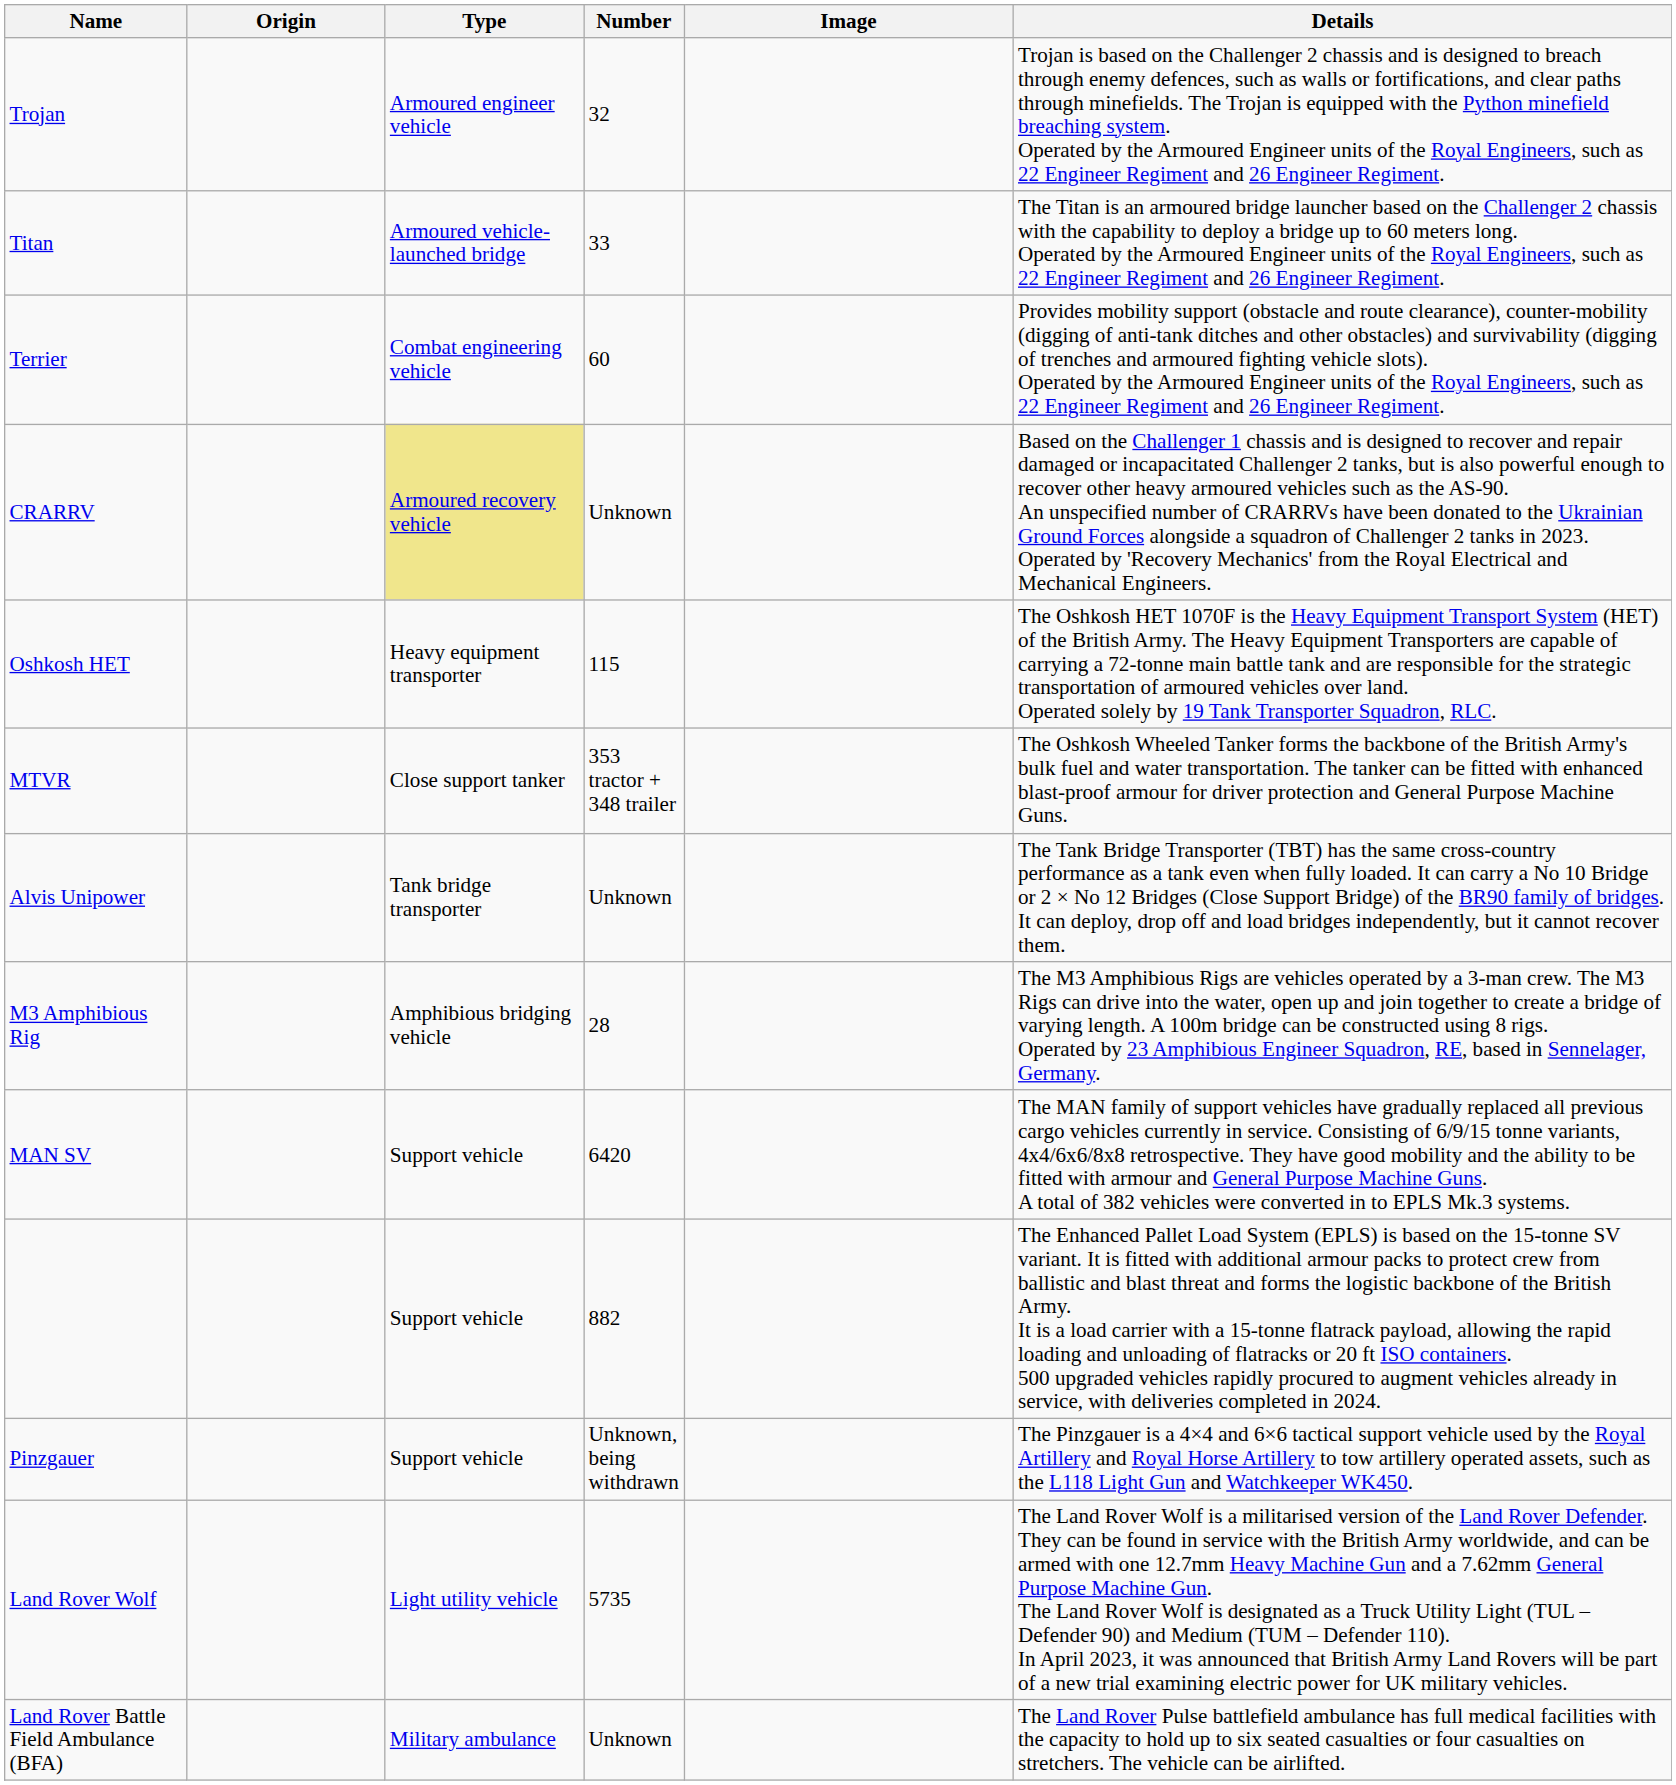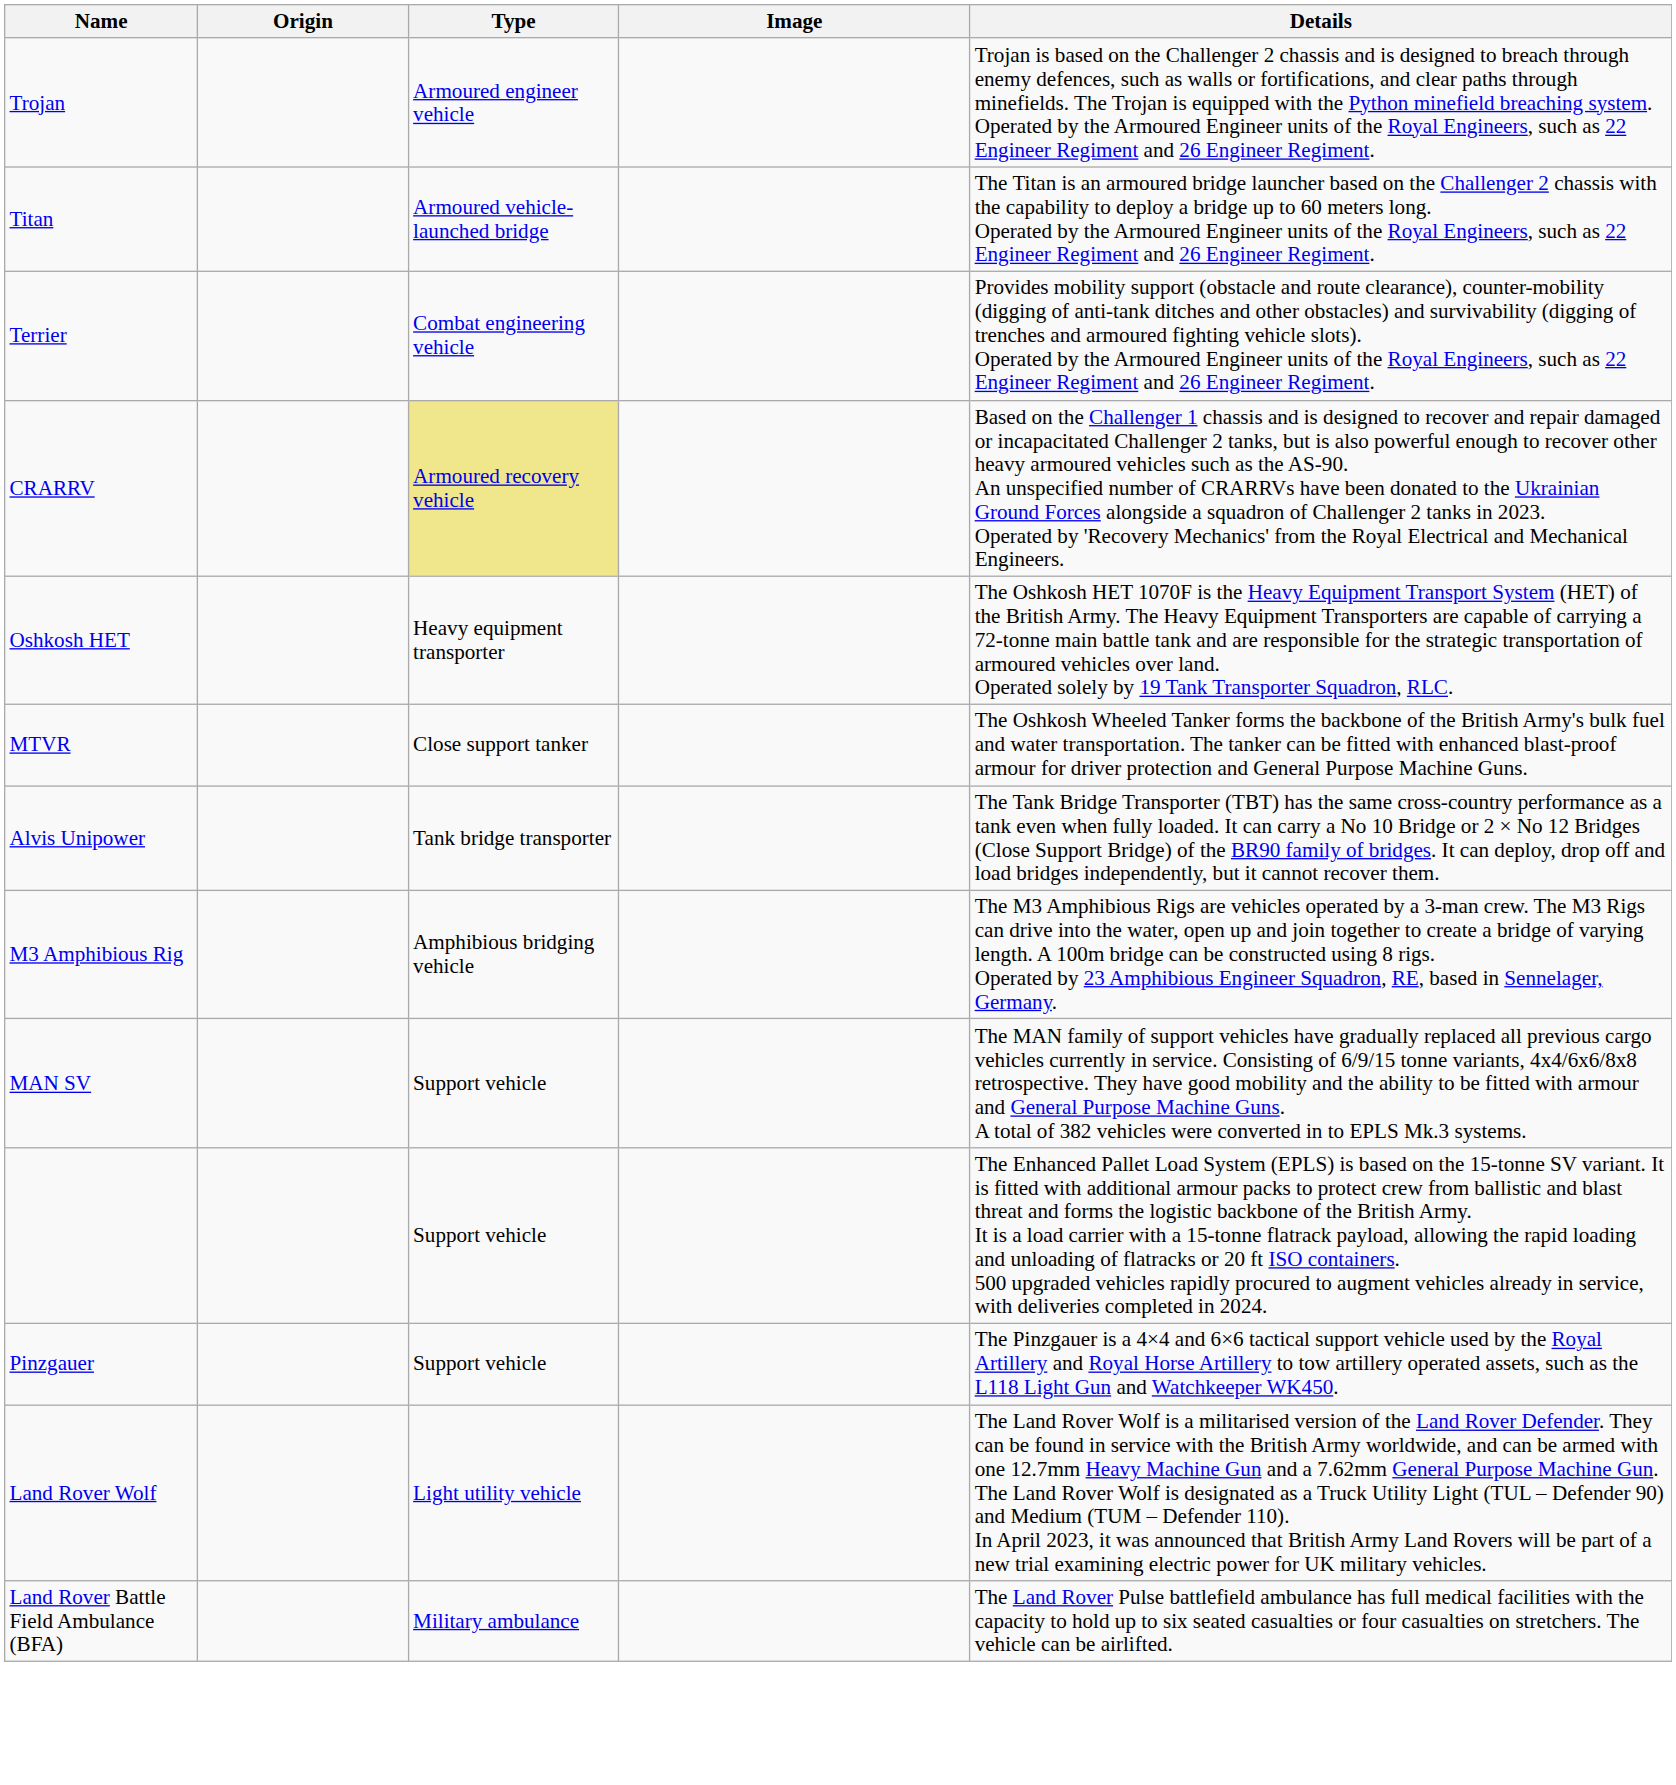- column: (634, 21)
